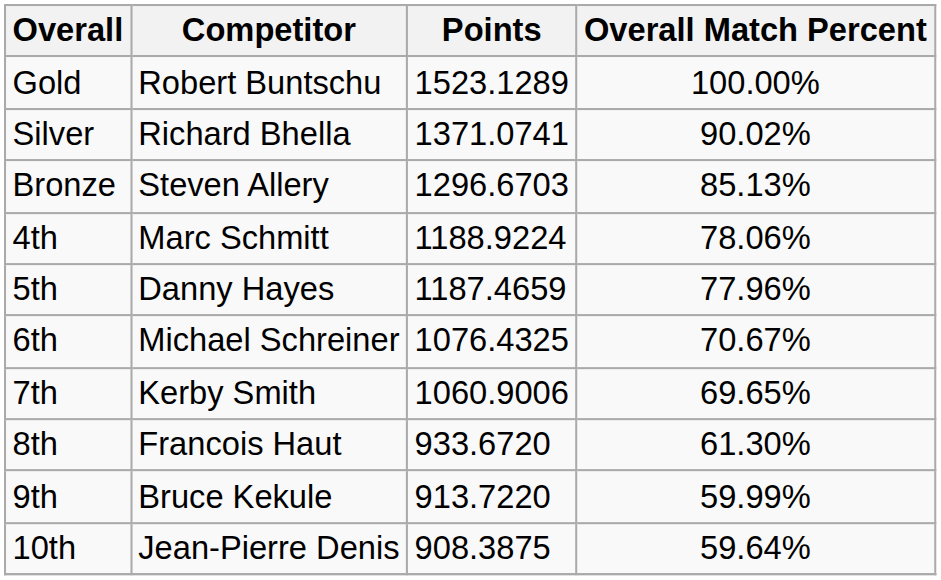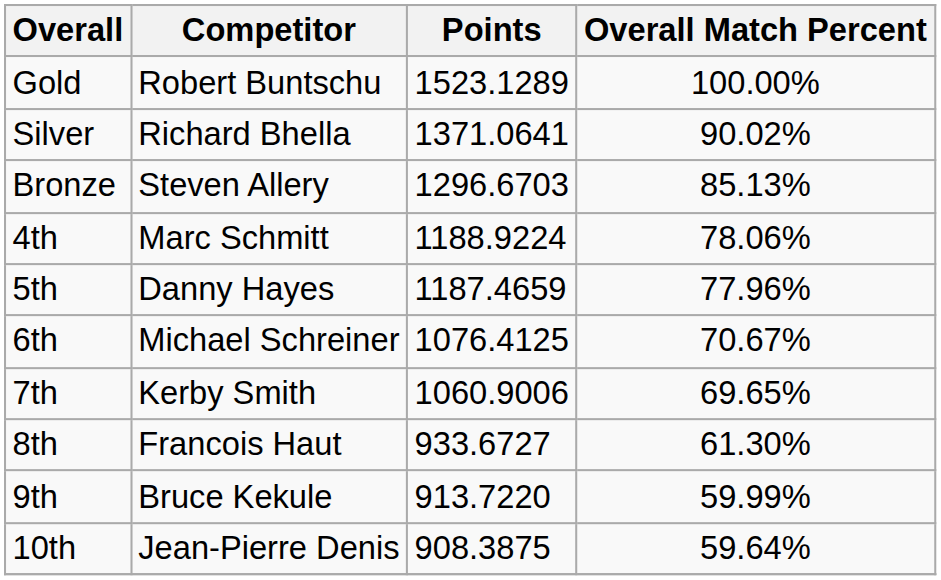(492, 133) 1371.0741 -> (492, 133) 1371.0641
(492, 340) 1076.4325 -> (492, 340) 1076.4125
(483, 444) 933.6720 -> (483, 444) 933.6727
